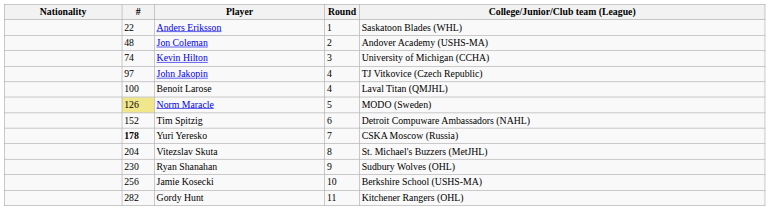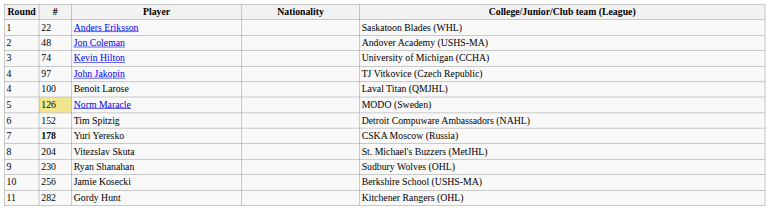columns swapped: (342, 12) <-> (63, 12)
